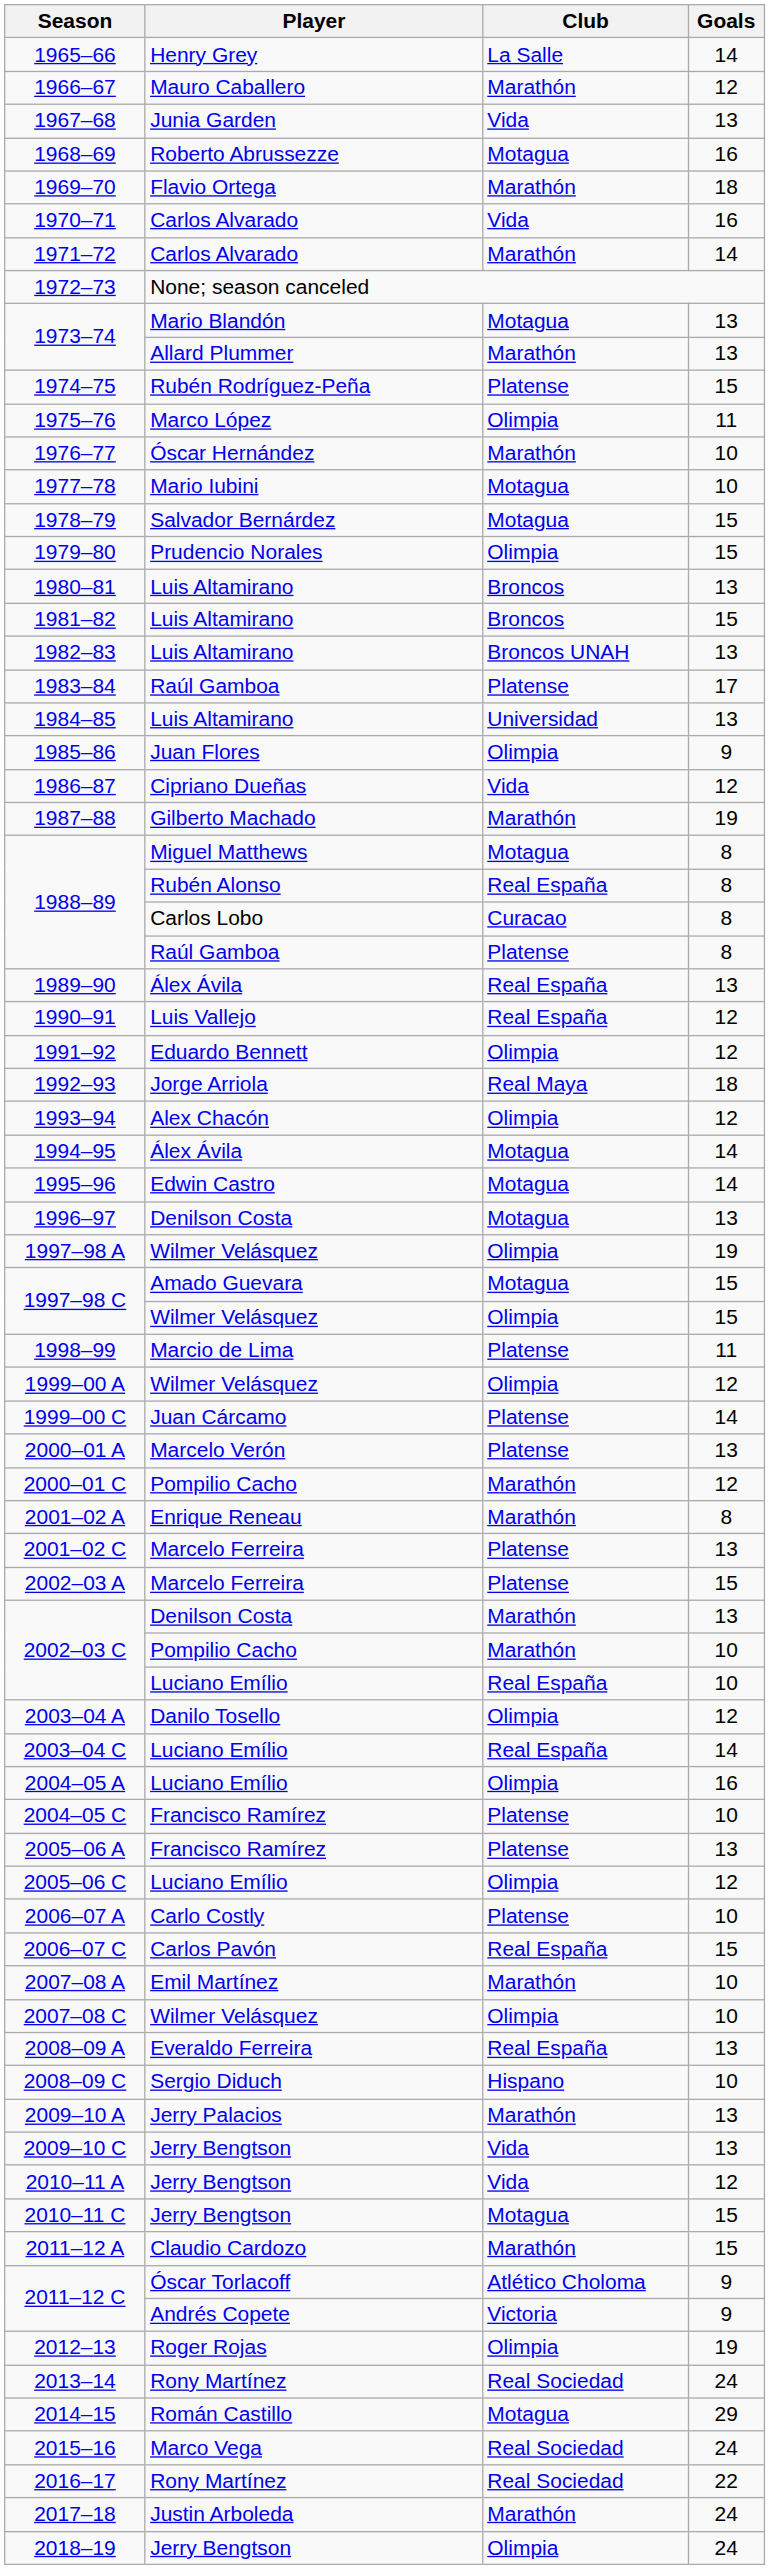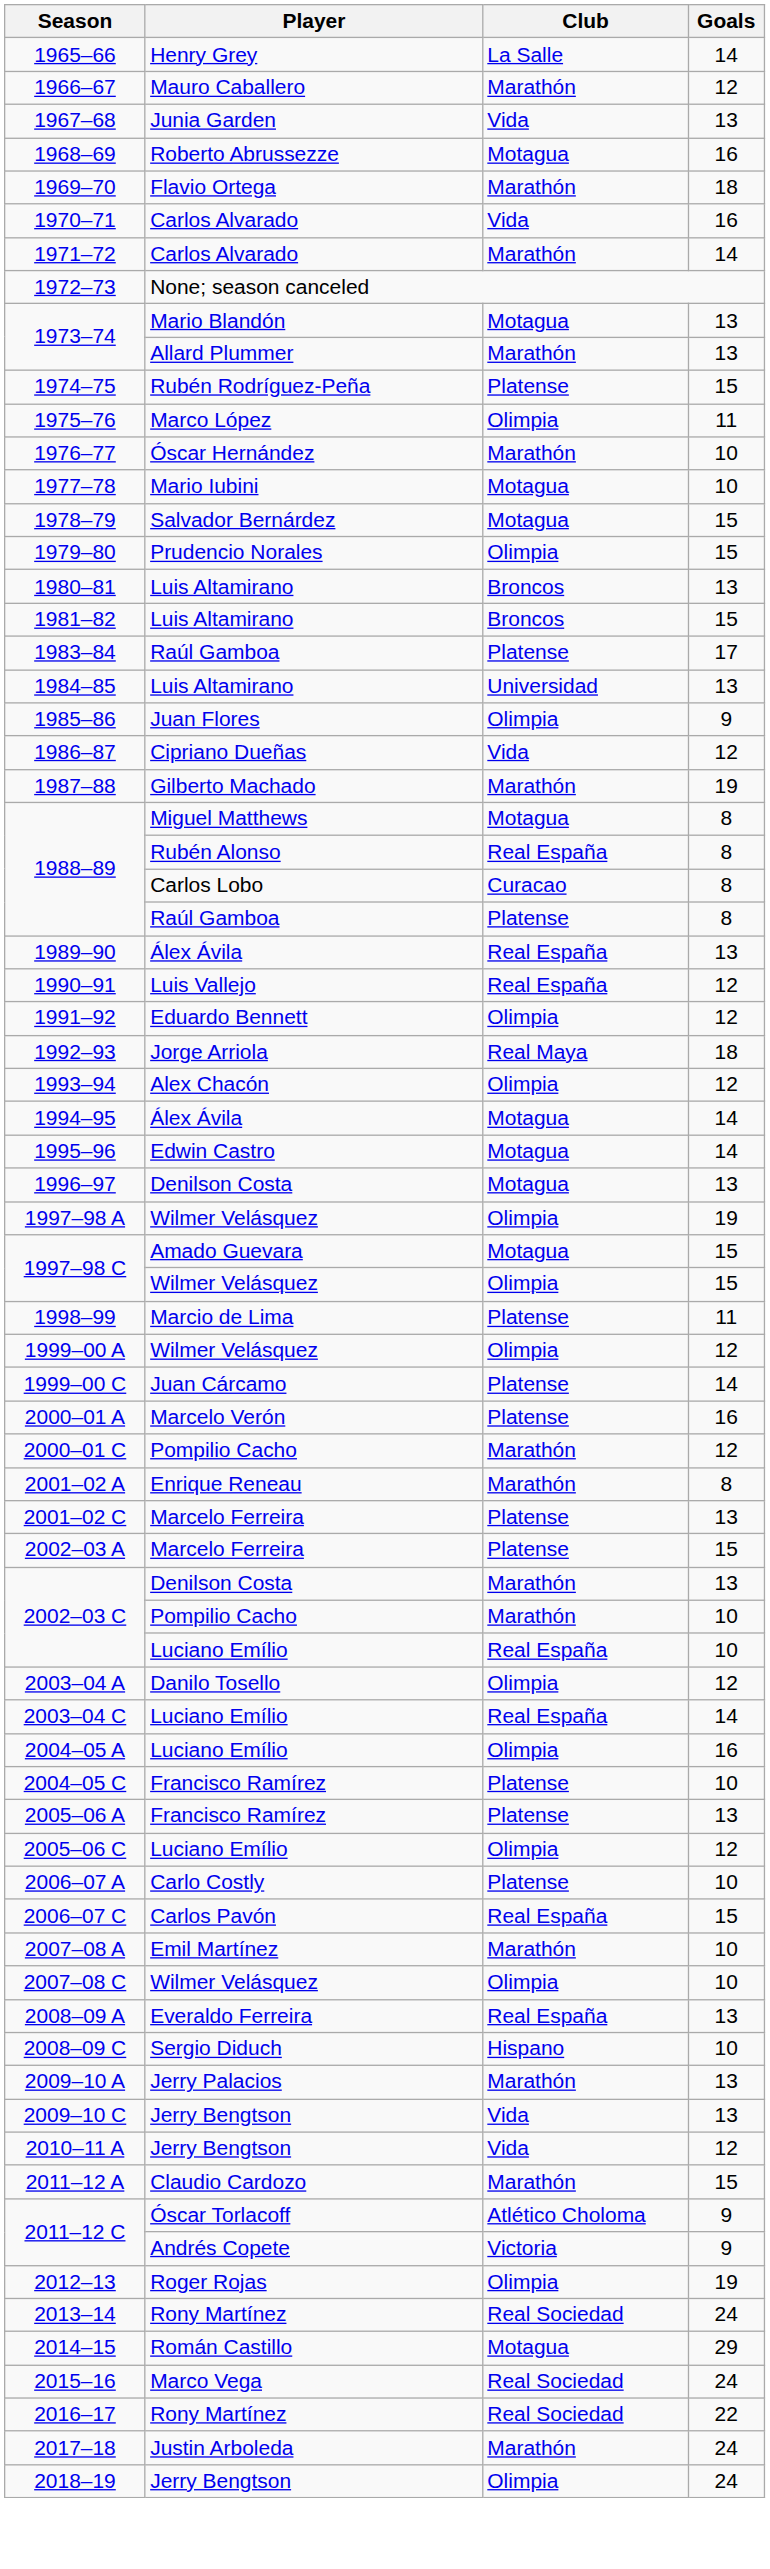- row: (75, 652)
(726, 1450) 13 -> (726, 1417) 16
- row: (75, 2215)
